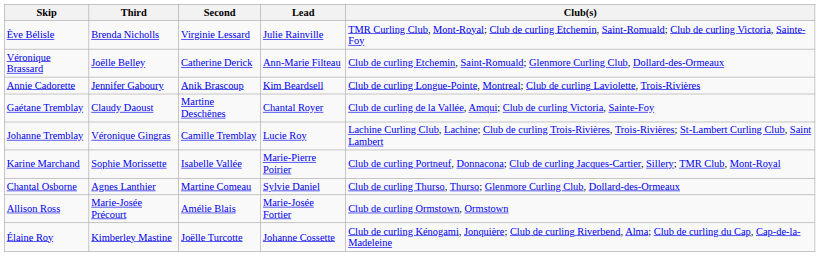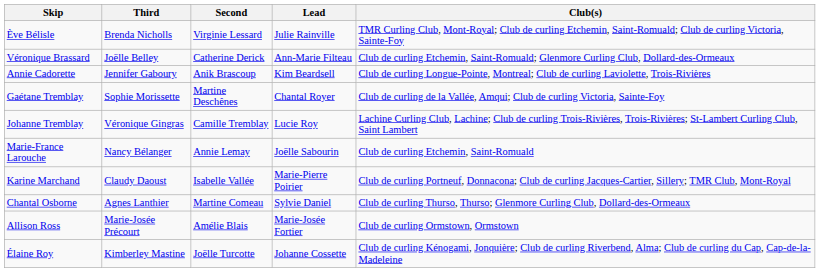(122, 107) Claudy Daoust -> (142, 96) Sophie Morissette
+ row: (35, 152)
(129, 164) Sophie Morissette -> (135, 180) Claudy Daoust
